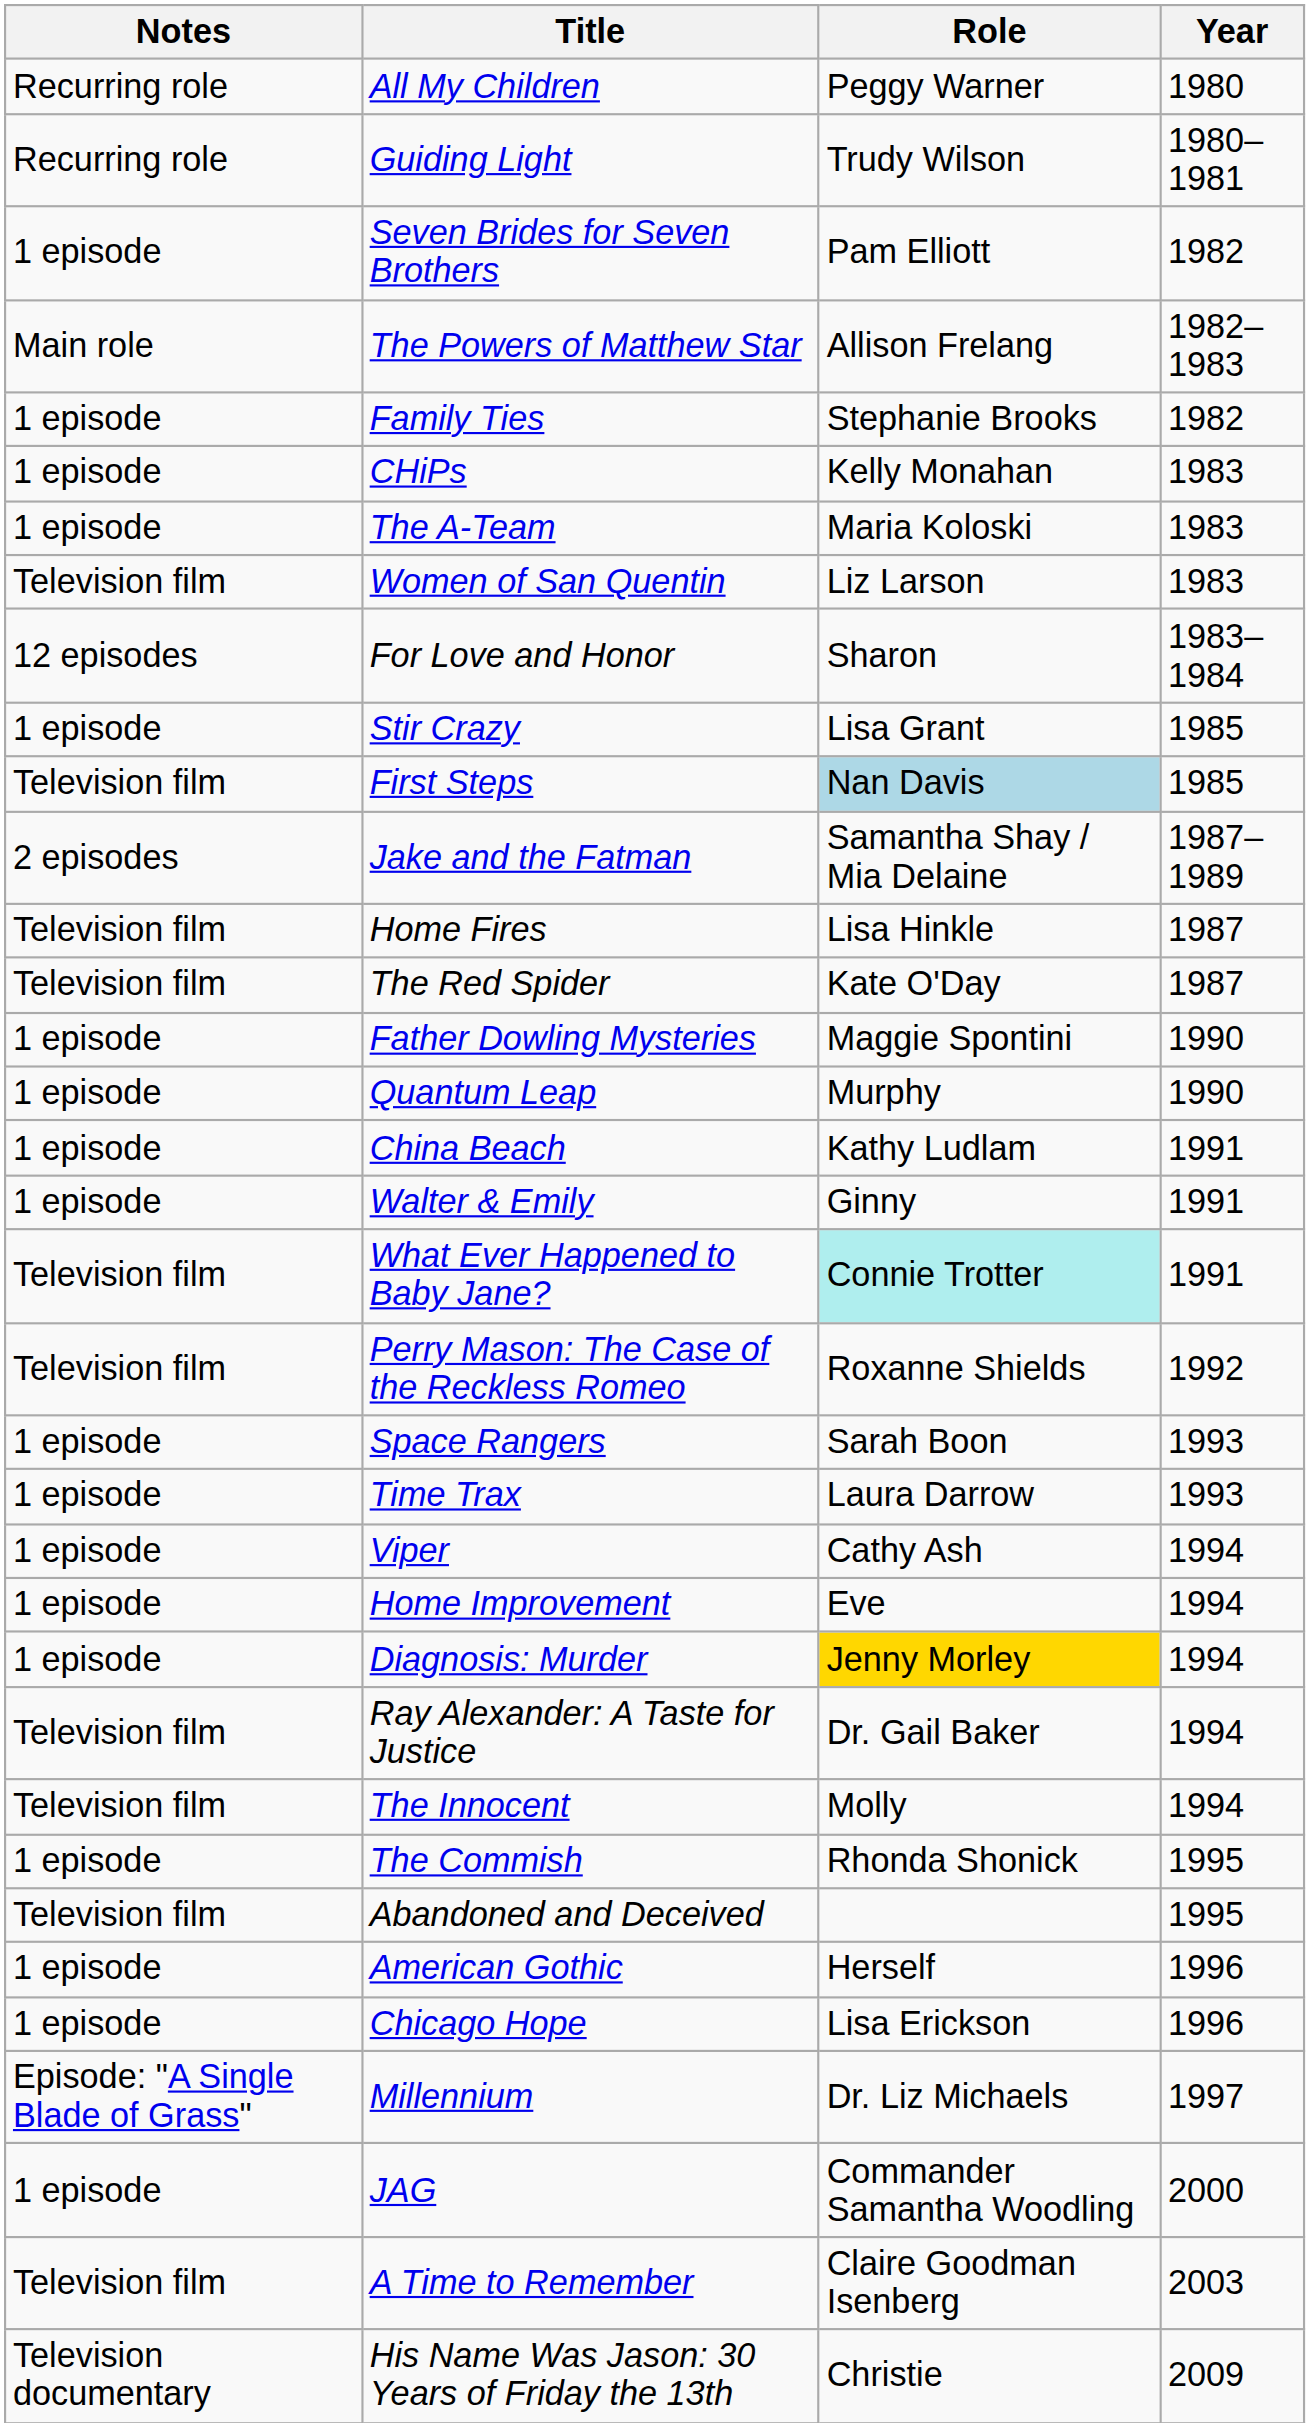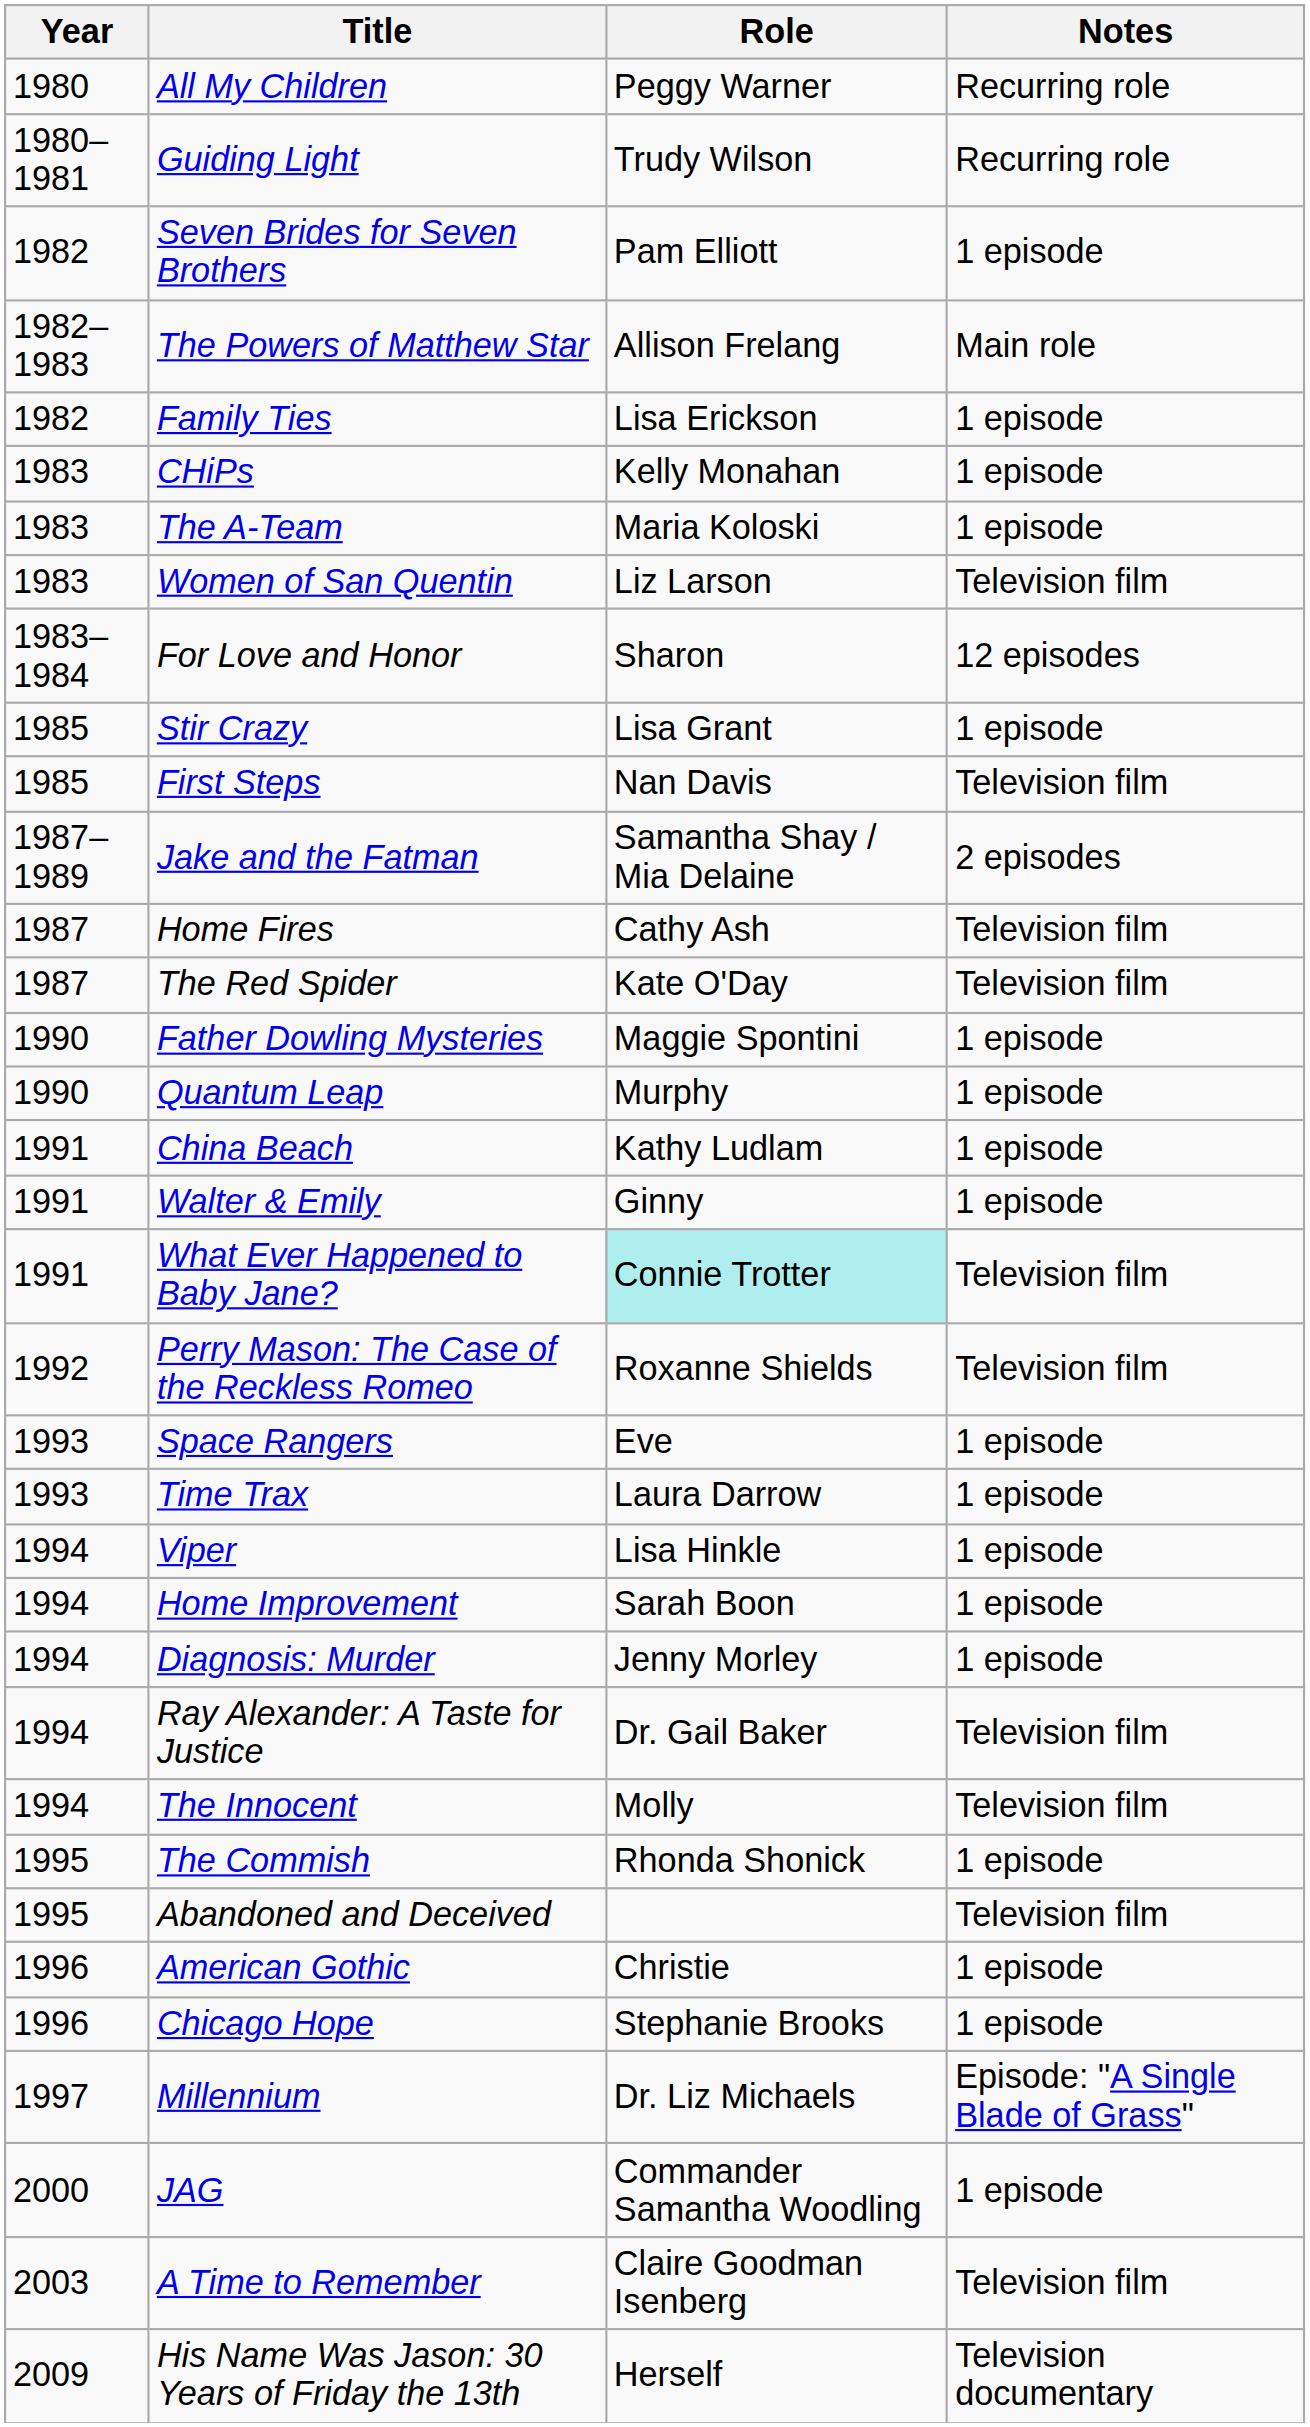columns swapped: (1232, 31) <-> (183, 31)
(962, 418) Stephanie Brooks -> (716, 418) Lisa Erickson
(906, 783) lightblue background -> (693, 783) no background
(910, 930) Lisa Hinkle -> (692, 930) Cathy Ash
(917, 1441) Sarah Boon -> (643, 1441) Eve
(905, 1550) Cathy Ash -> (698, 1550) Lisa Hinkle
(856, 1604) Eve -> (704, 1604) Sarah Boon
(928, 1658) gold background -> (716, 1658) no background
(881, 1968) Herself -> (672, 1968) Christie
(928, 2023) Lisa Erickson -> (749, 2023) Stephanie Brooks
(885, 2375) Christie -> (668, 2375) Herself
